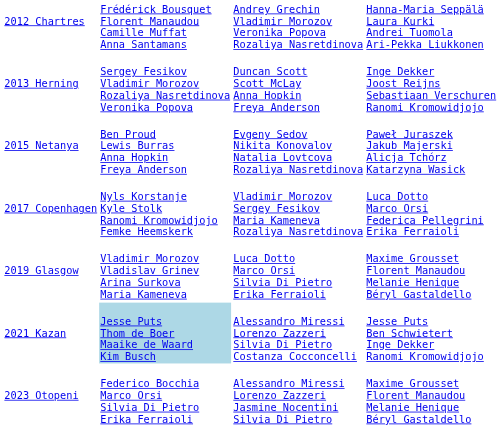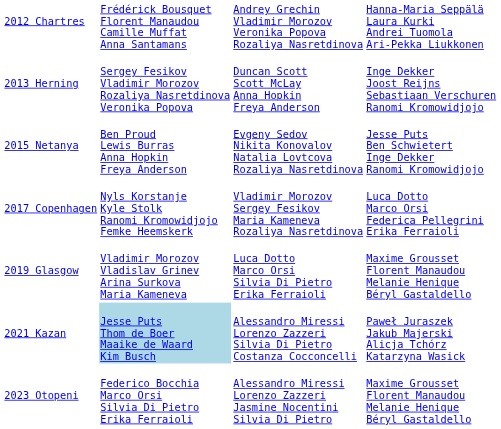(416, 152) Paweł Juraszek Jakub Majerski Alicja Tchórz Katarzyna Wasick -> (425, 152) Jesse Puts Ben Schwietert Inge Dekker Ranomi Kromowidjojo
(425, 339) Jesse Puts Ben Schwietert Inge Dekker Ranomi Kromowidjojo -> (416, 339) Paweł Juraszek Jakub Majerski Alicja Tchórz Katarzyna Wasick
